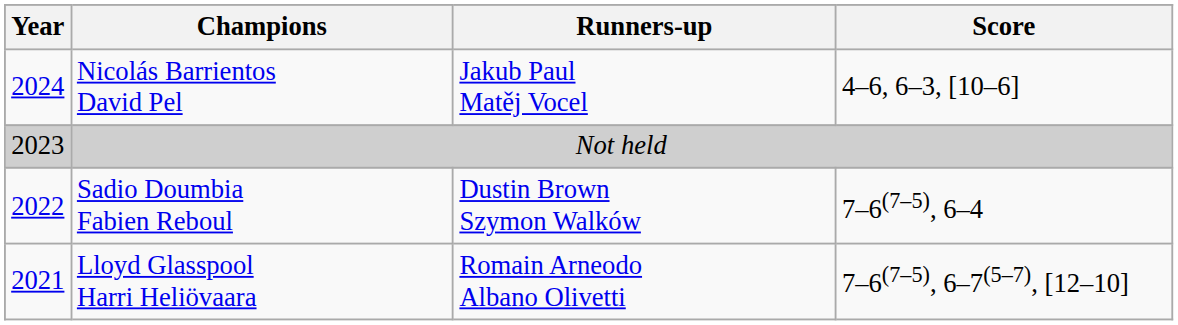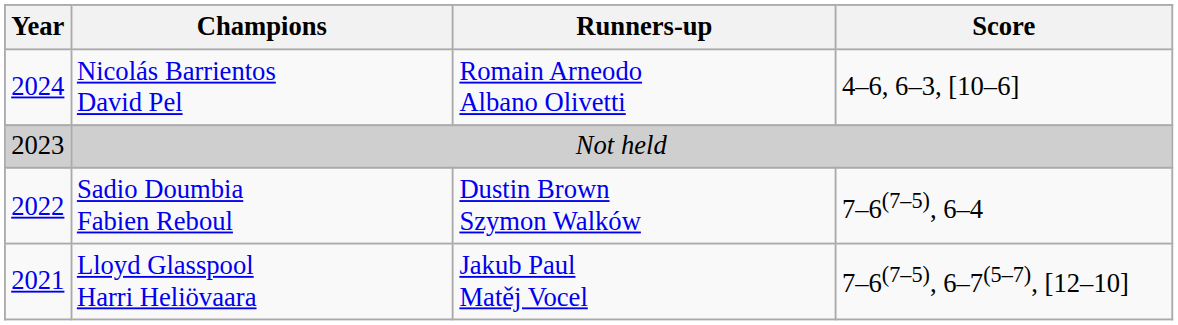(524, 86) Jakub Paul Matěj Vocel -> (551, 86) Romain Arneodo Albano Olivetti
(551, 281) Romain Arneodo Albano Olivetti -> (524, 281) Jakub Paul Matěj Vocel
